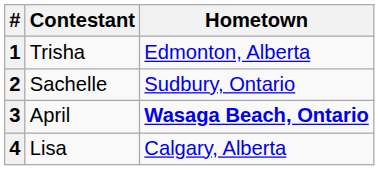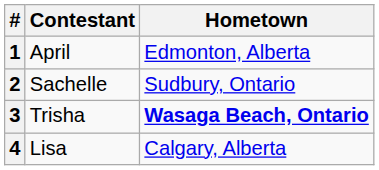(57, 52) Trisha -> (50, 52) April
(50, 116) April -> (57, 116) Trisha
